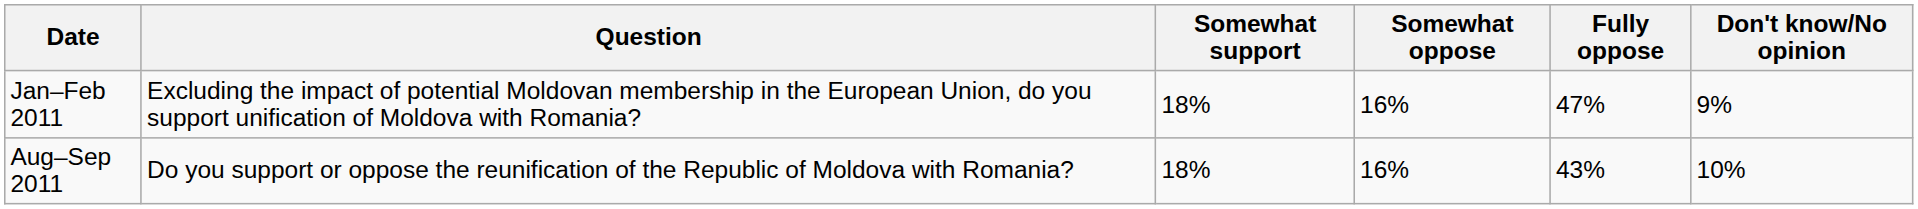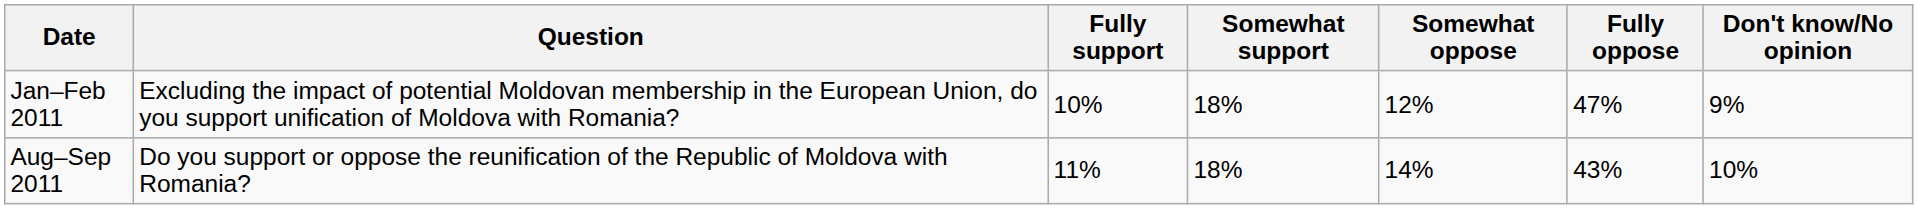+ column: (1118, 37)
(1385, 104) 16% -> (1409, 104) 12%
(1385, 170) 16% -> (1409, 170) 14%
